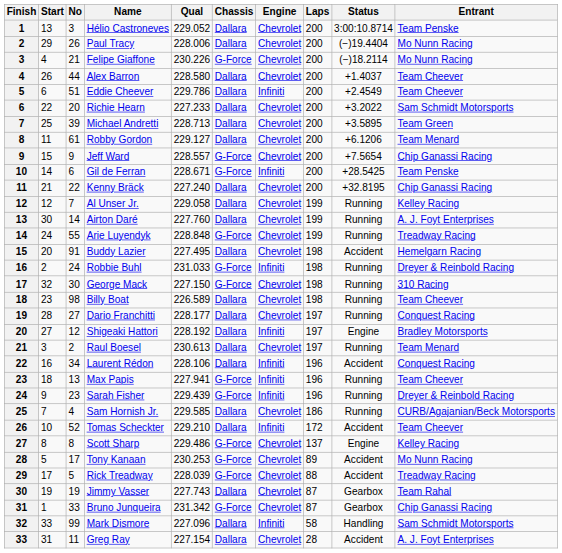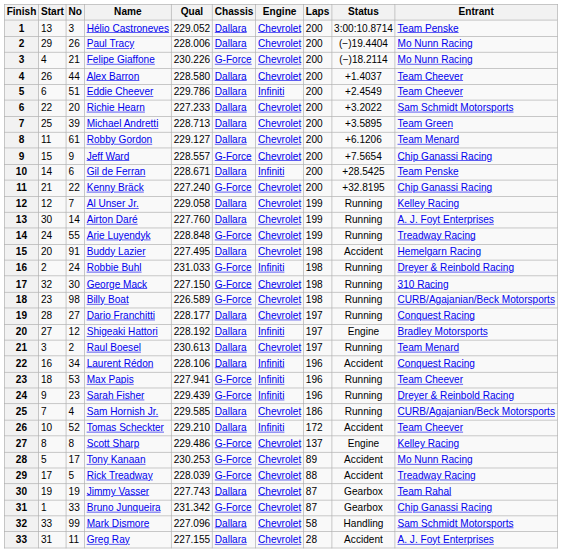(233, 172) G-Force -> (231, 172) Dallara
(231, 188) Dallara -> (233, 188) G-Force
(231, 300) Dallara -> (233, 300) G-Force
(430, 300) Team Cheever -> (476, 300) CURB/Agajanian/Beck Motorsports
(74, 380) 13 -> (74, 380) 53
(271, 524) Infiniti -> (280, 524) Chevrolet
(192, 540) 227.154 -> (192, 540) 227.155
